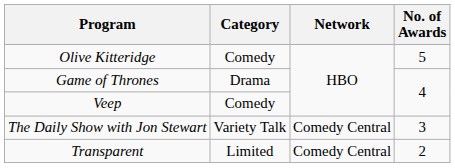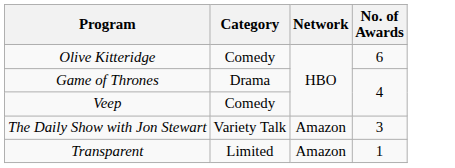(422, 56) 5 -> (380, 56) 6
(342, 127) Comedy Central -> (321, 127) Amazon
(342, 151) Comedy Central -> (321, 151) Amazon
(422, 151) 2 -> (380, 151) 1
